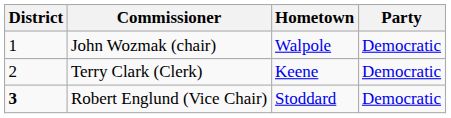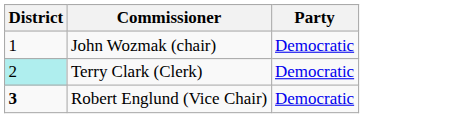- column: (315, 17)
(13, 71) no background -> (13, 71) paleturquoise background
